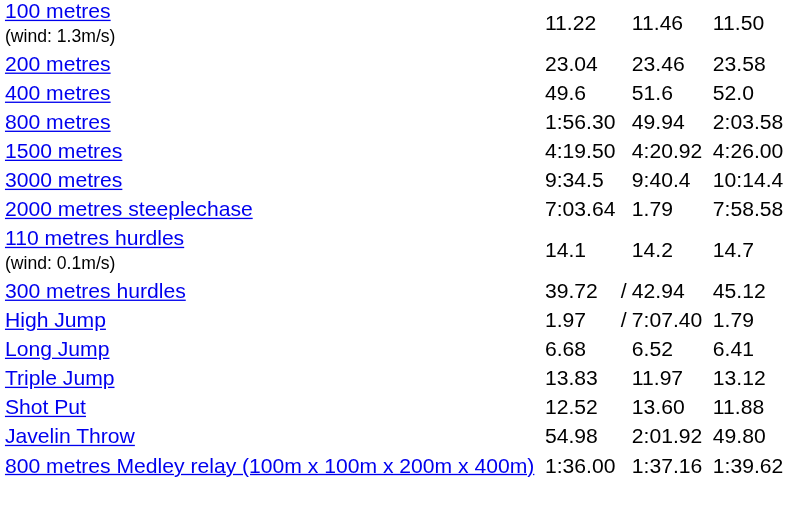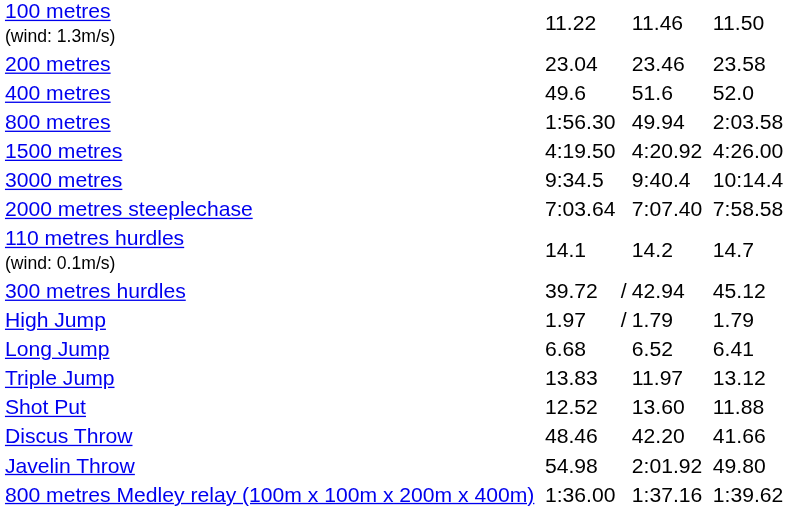(652, 209) 1.79 -> (667, 209) 7:07.40
(667, 320) 7:07.40 -> (652, 320) 1.79
+ row: (69, 436)
